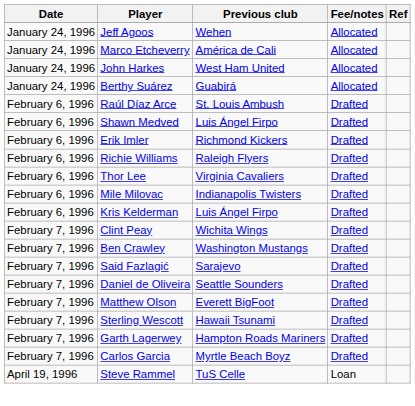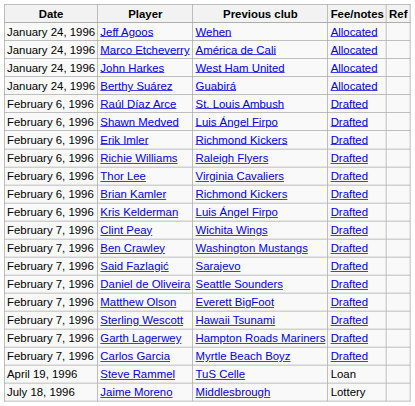+ row: (133, 194)
- row: (132, 194)
+ row: (136, 393)
